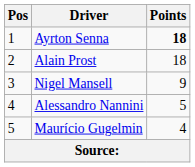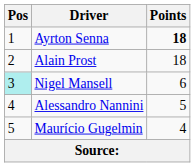(11, 83) no background -> (11, 83) paleturquoise background
(183, 83) 9 -> (183, 83) 6
